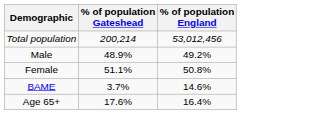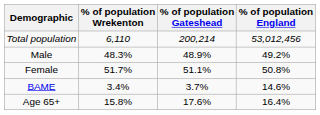+ column: (118, 17)
